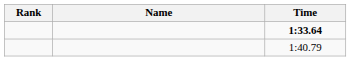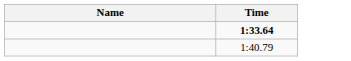- column: (29, 13)
